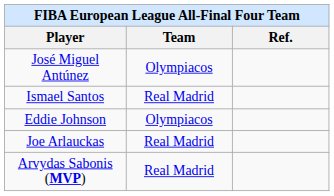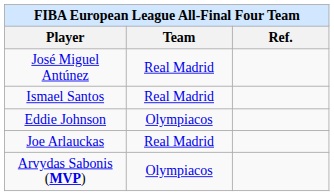(179, 67) Olympiacos -> (179, 67) Real Madrid
(179, 171) Real Madrid -> (179, 171) Olympiacos
